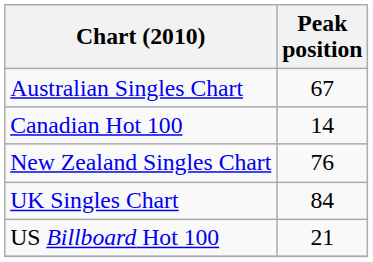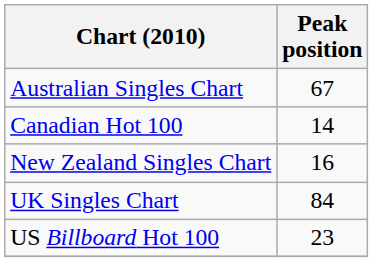(322, 162) 76 -> (322, 162) 16
(322, 237) 21 -> (322, 237) 23
